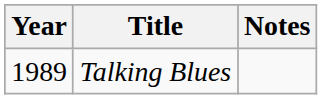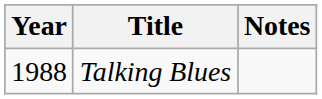(39, 70) 1989 -> (39, 70) 1988
